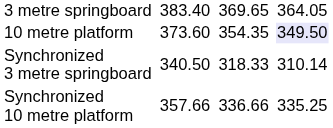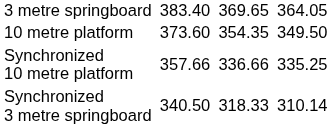(302, 33) lavender background -> (302, 33) no background
rows swapped: (78, 64) <-> (69, 106)
